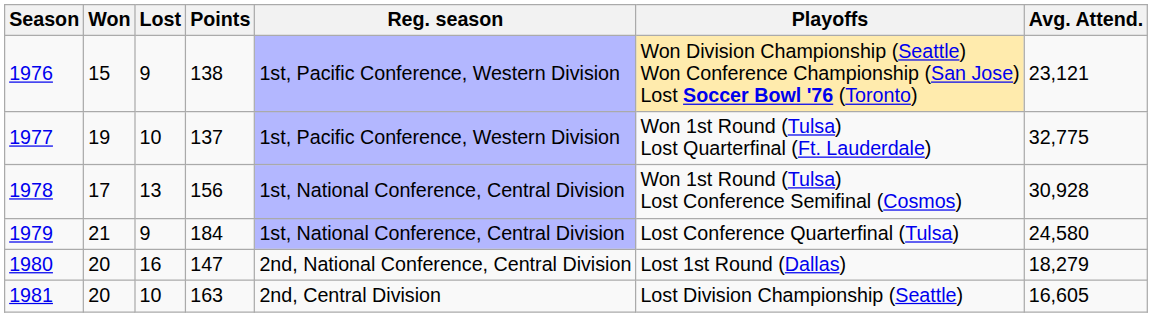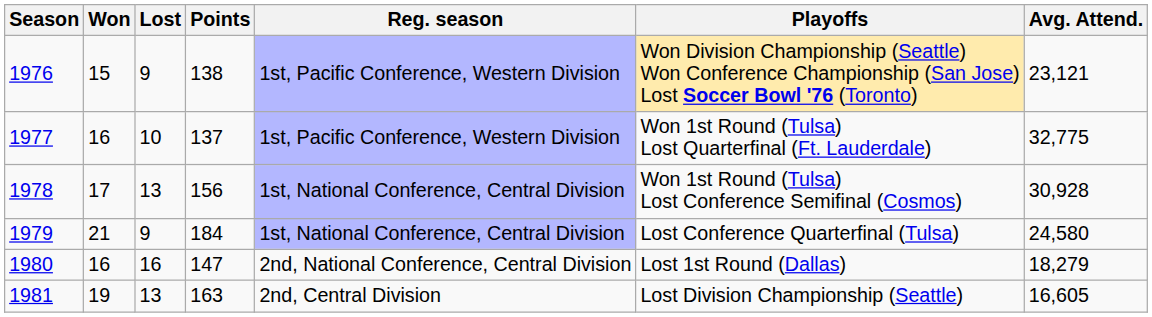(99, 137) 19 -> (99, 137) 16
(99, 264) 20 -> (99, 264) 16
(99, 295) 20 -> (99, 295) 19
(151, 295) 10 -> (151, 295) 13
